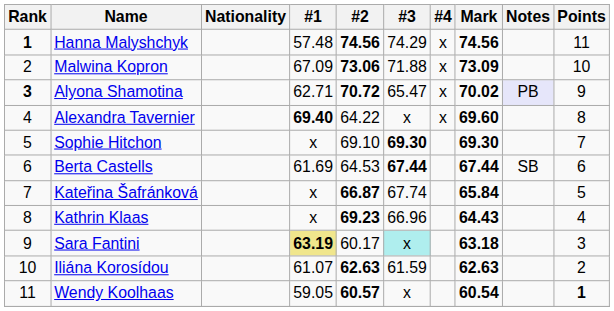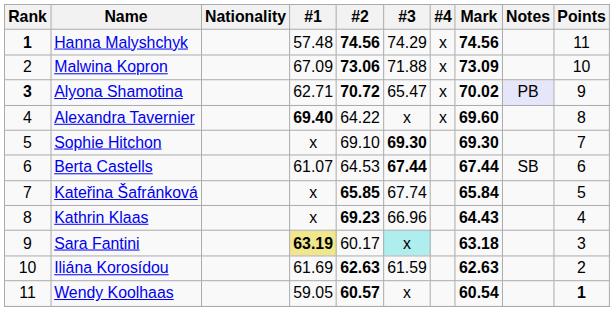(313, 167) 61.69 -> (313, 167) 61.07
(360, 192) 66.87 -> (360, 192) 65.85
(313, 268) 61.07 -> (313, 268) 61.69
